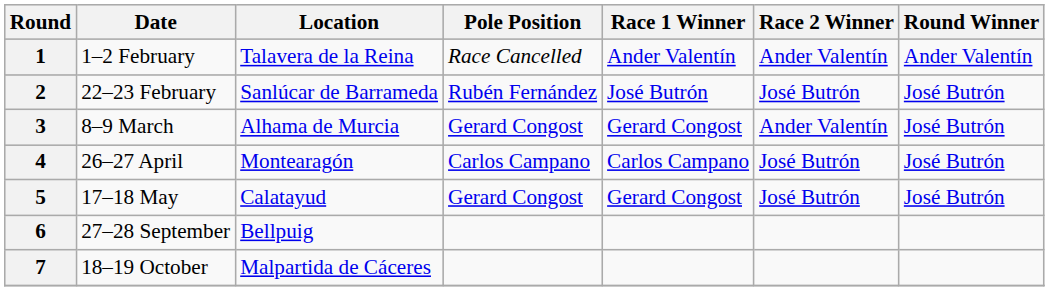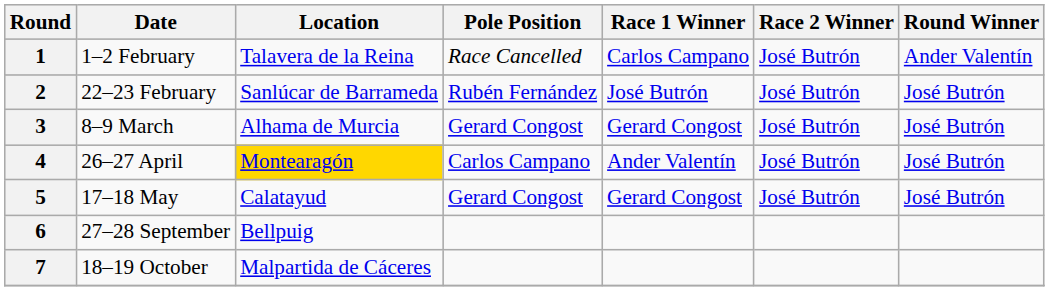(671, 56) Ander Valentín -> (678, 56) Carlos Campano
(823, 56) Ander Valentín -> (809, 56) José Butrón
(823, 126) Ander Valentín -> (809, 126) José Butrón
(297, 161) no background -> (297, 161) gold background
(678, 161) Carlos Campano -> (671, 161) Ander Valentín
